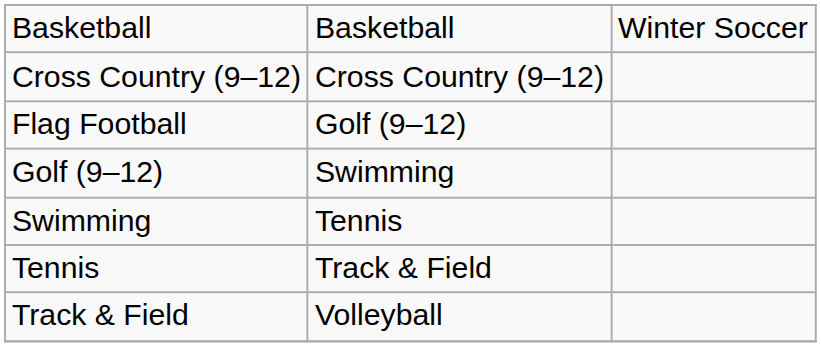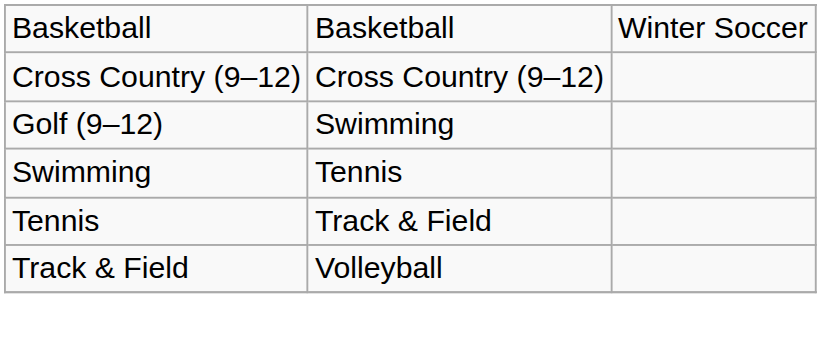- row: (99, 124)
